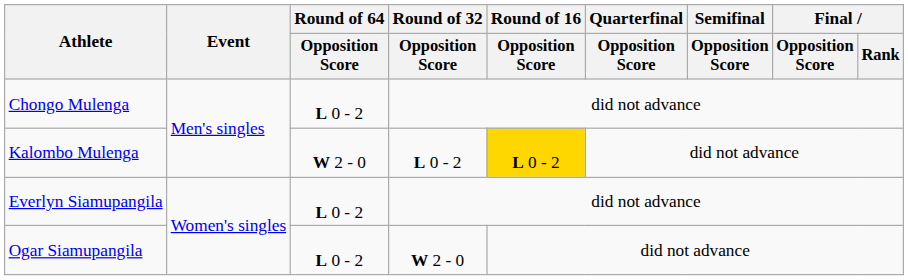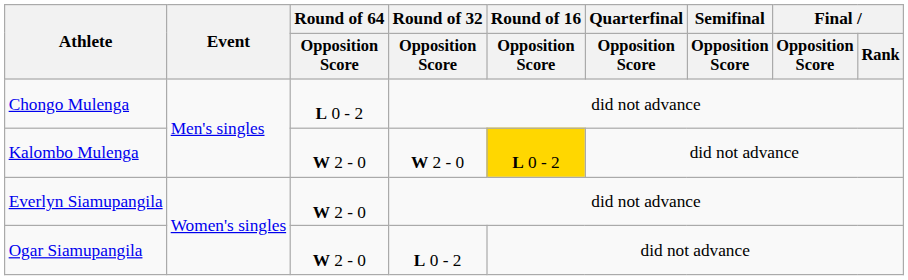(438, 163) L 0 - 2 -> (438, 163) W 2 - 0
(339, 212) L 0 - 2 -> (339, 212) W 2 - 0
(339, 260) L 0 - 2 -> (339, 260) W 2 - 0
(438, 260) W 2 - 0 -> (438, 260) L 0 - 2
